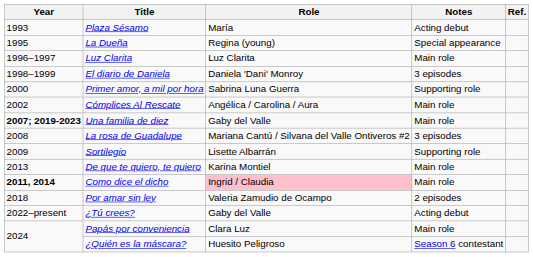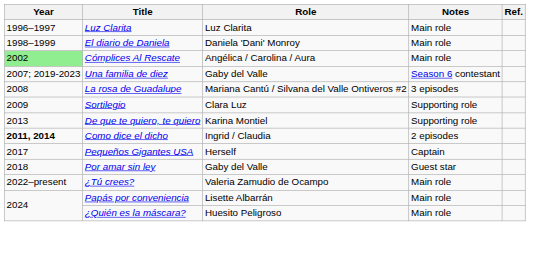- row: (117, 27)
- row: (107, 43)
(438, 74) 3 episodes -> (431, 43) Main role
- row: (145, 89)
(17, 105) no background -> (17, 58) lightgreen background
(44, 120) bold -> (43, 74) normal
(434, 120) Main role -> (456, 74) Season 6 contestant
(242, 151) Lisette Albarrán -> (226, 105) Clara Luz
(434, 167) Main role -> (444, 120) Supporting role
(241, 182) pink background -> (238, 136) no background
(434, 182) Main role -> (435, 136) 2 episodes
+ row: (139, 151)
(270, 197) Valeria Zamudio de Ocampo -> (236, 167) Gaby del Valle
(438, 197) 2 episodes -> (434, 167) Guest star
(240, 213) Gaby del Valle -> (267, 182) Valeria Zamudio de Ocampo
(441, 213) Acting debut -> (431, 182) Main role
(229, 228) Clara Luz -> (239, 197) Lisette Albarrán
(459, 244) Season 6 contestant -> (431, 213) Main role
